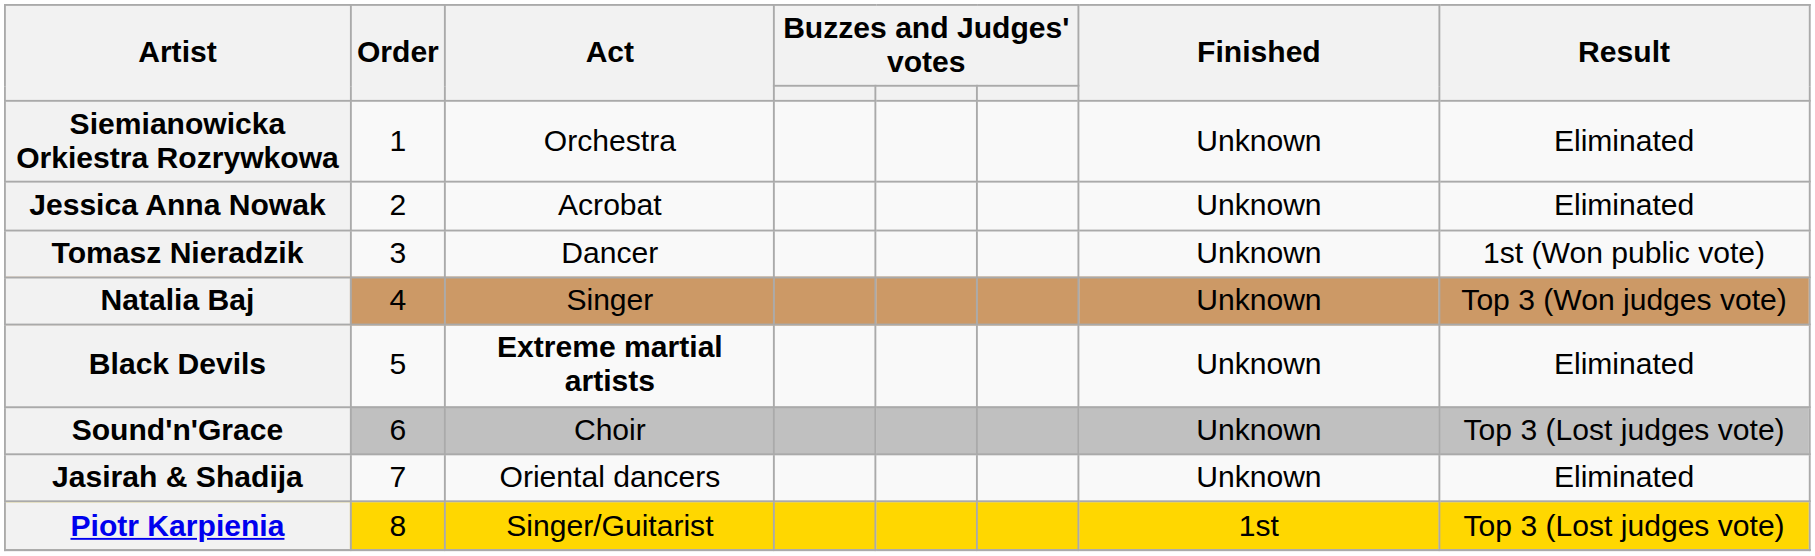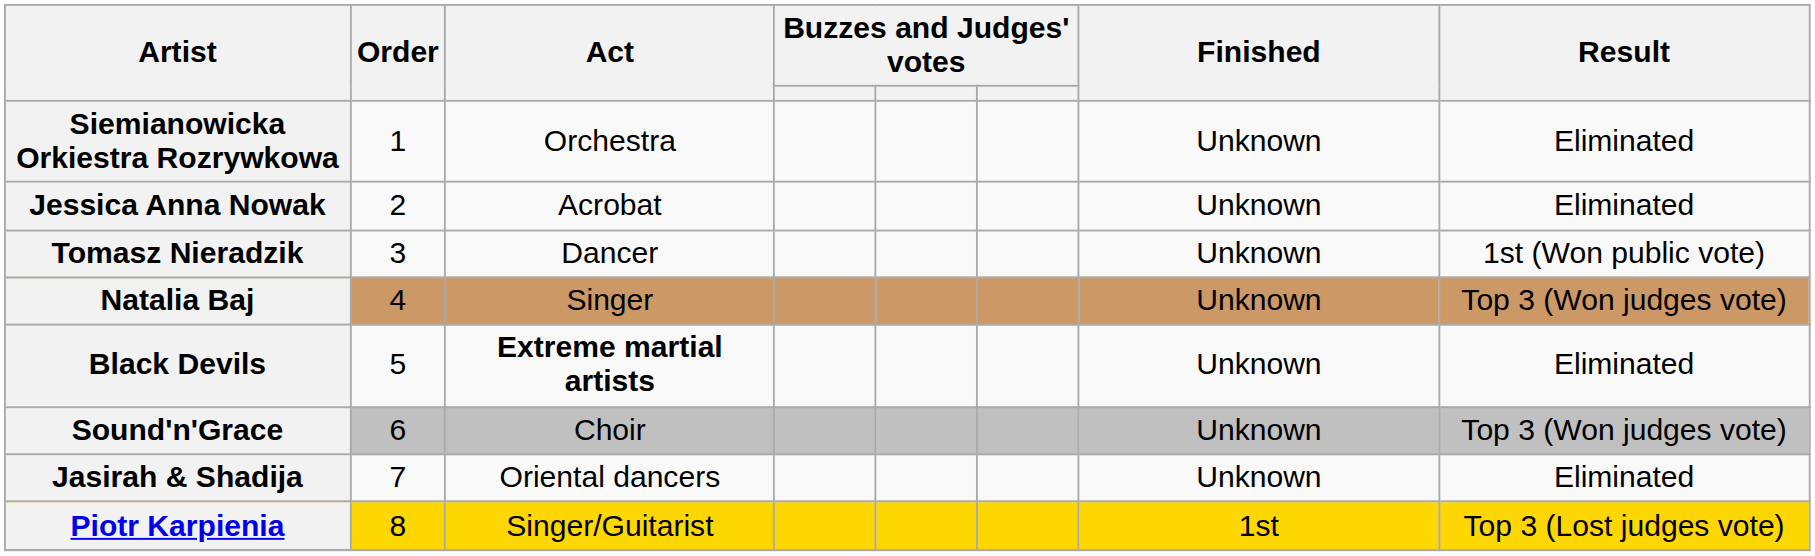(1624, 429) Top 3 (Lost judges vote) -> (1624, 429) Top 3 (Won judges vote)
